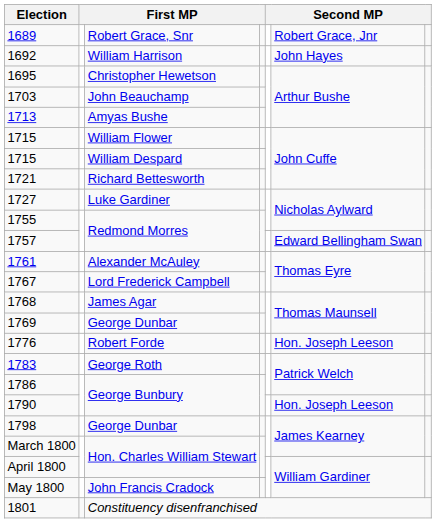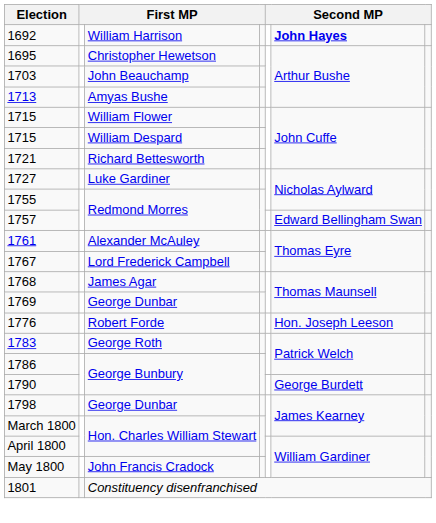- row: (22, 35)
(308, 55) normal -> (311, 35) bold
(334, 405) Hon. Joseph Leeson -> (319, 384) George Burdett
